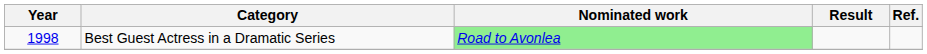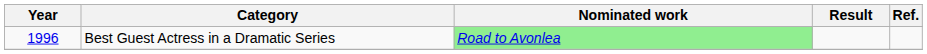(43, 37) 1998 -> (43, 37) 1996
